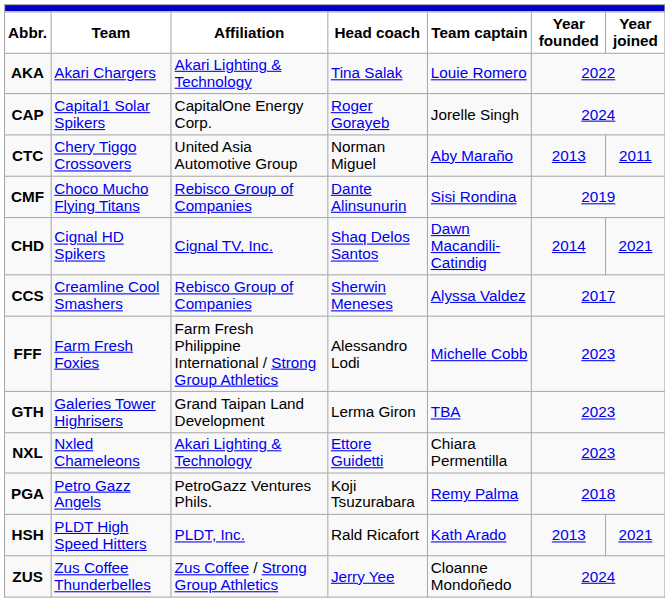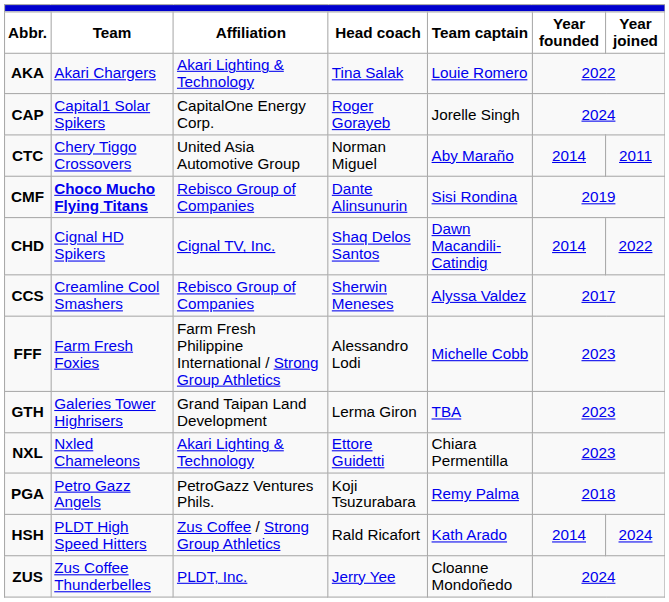(569, 156) 2013 -> (569, 156) 2014
(101, 197) normal -> (105, 197) bold
(635, 246) 2021 -> (635, 246) 2022
(210, 535) PLDT, Inc. -> (243, 535) Zus Coffee / Strong Group Athletics
(569, 535) 2013 -> (569, 535) 2014
(635, 535) 2021 -> (635, 535) 2024
(241, 576) Zus Coffee / Strong Group Athletics -> (212, 576) PLDT, Inc.
